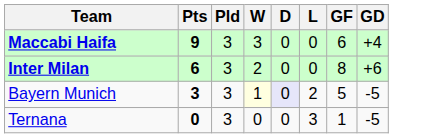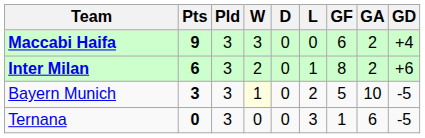+ column: (372, 17)
(313, 68) 0 -> (313, 68) 1
(285, 94) lavender background -> (285, 94) no background
